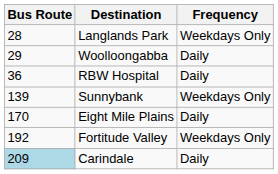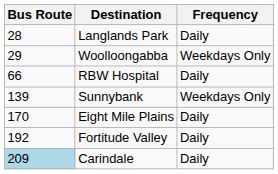(225, 35) Weekdays Only -> (194, 35) Daily
(194, 55) Daily -> (225, 55) Weekdays Only
(15, 76) 36 -> (15, 76) 66
(225, 138) Weekdays Only -> (194, 138) Daily
